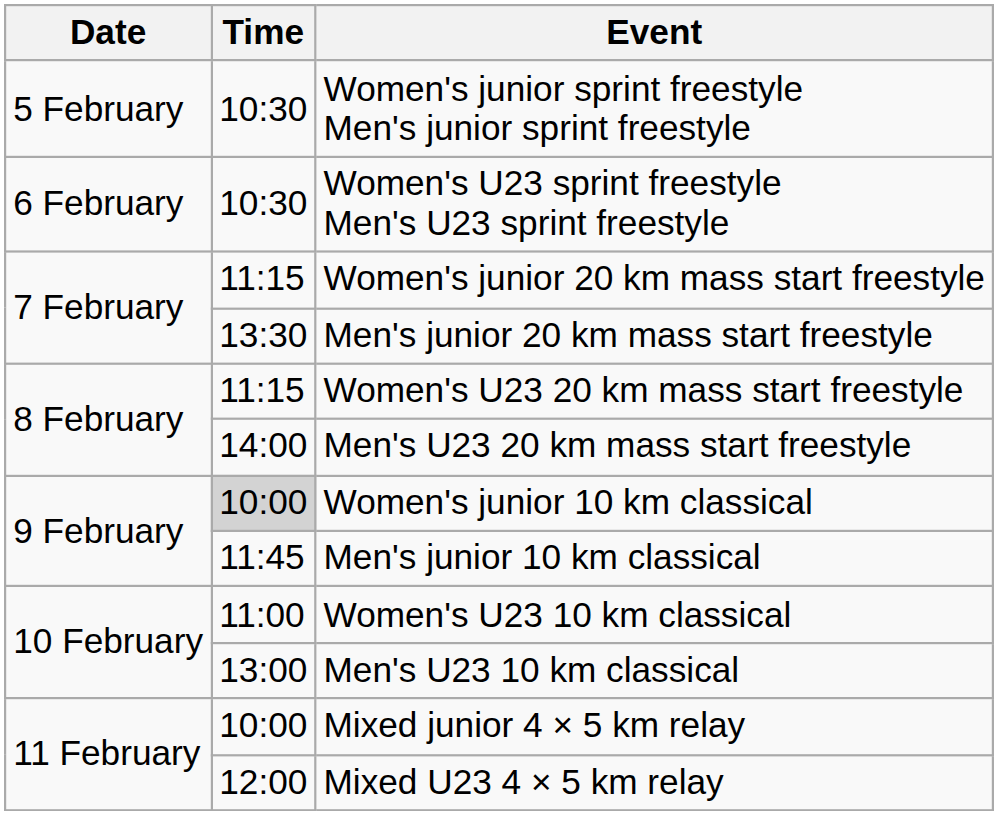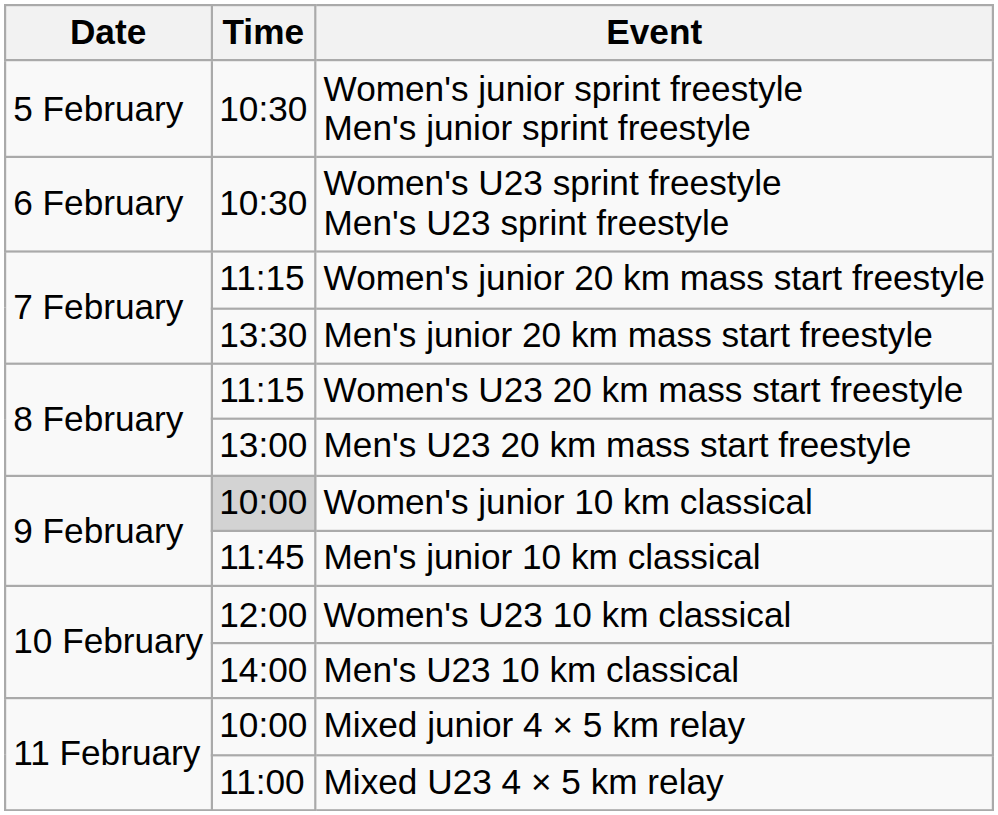(263, 446) 14:00 -> (263, 446) 13:00
(262, 614) 11:00 -> (263, 614) 12:00
(263, 669) 13:00 -> (263, 669) 14:00
(263, 781) 12:00 -> (262, 781) 11:00
